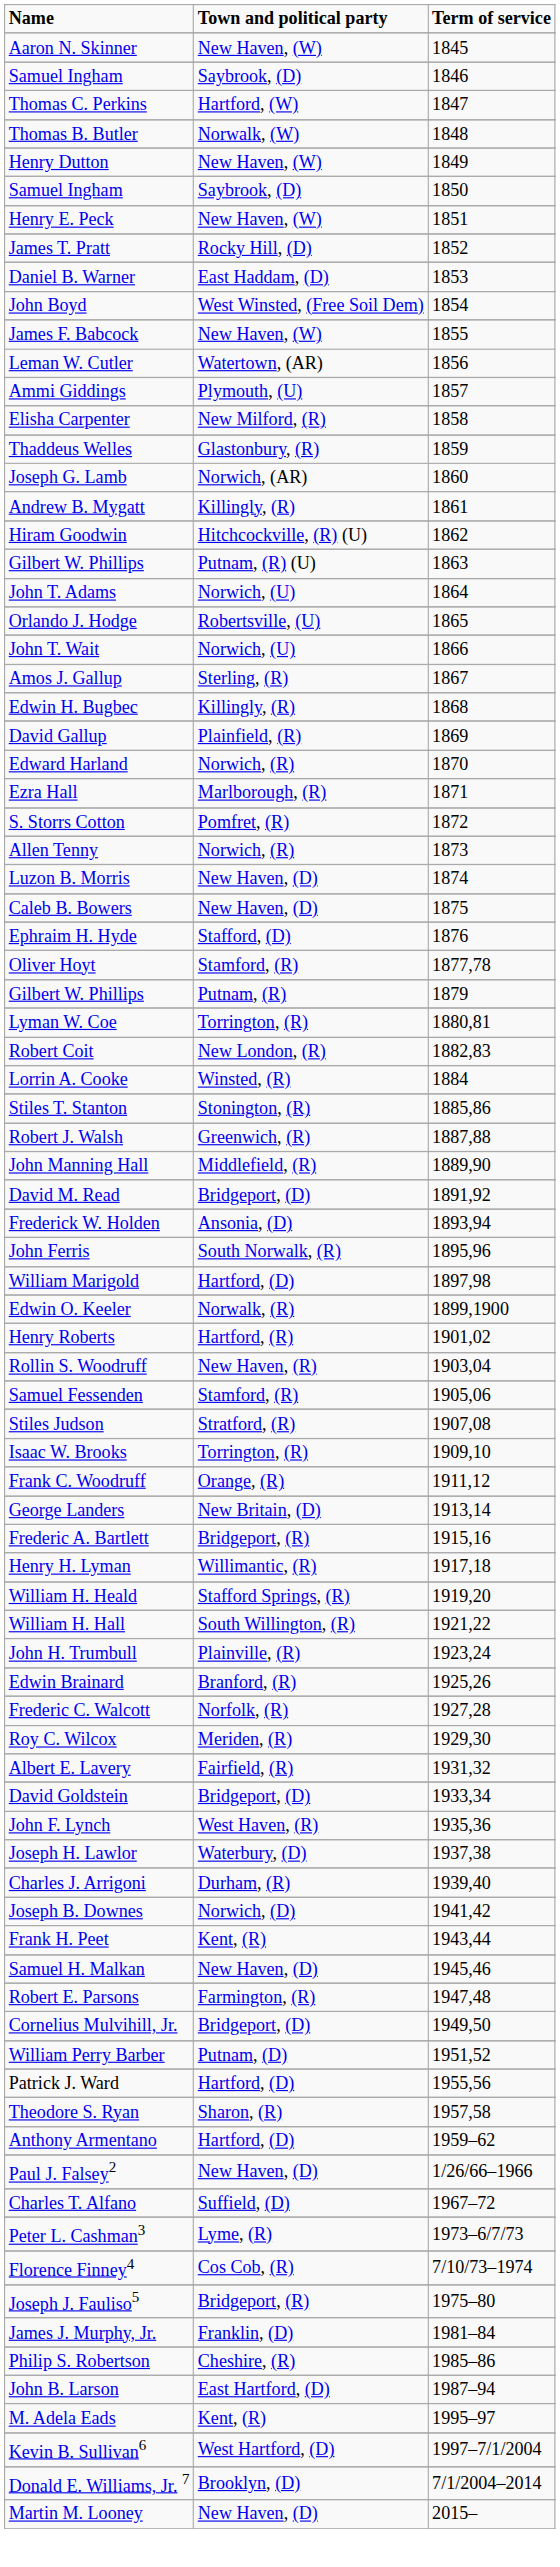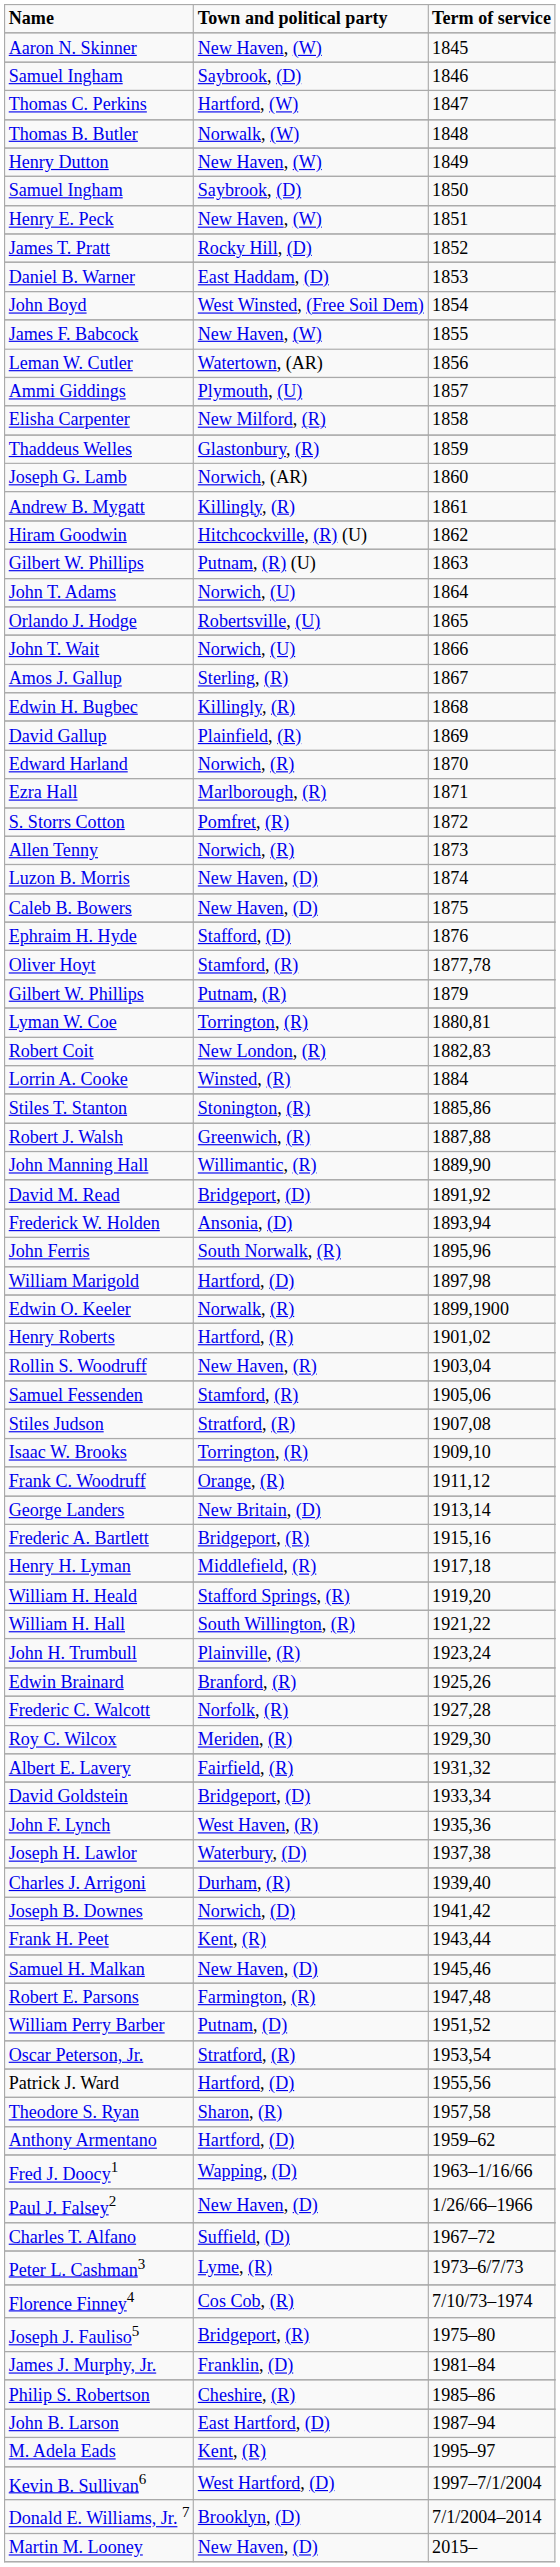(257, 1165) Middlefield, (R) -> (257, 1165) Willimantic, (R)
(257, 1567) Willimantic, (R) -> (257, 1567) Middlefield, (R)
- row: (93, 2025)
+ row: (76, 2054)
+ row: (63, 2171)
